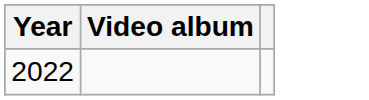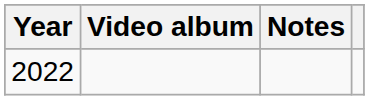+ column: (306, 26)
